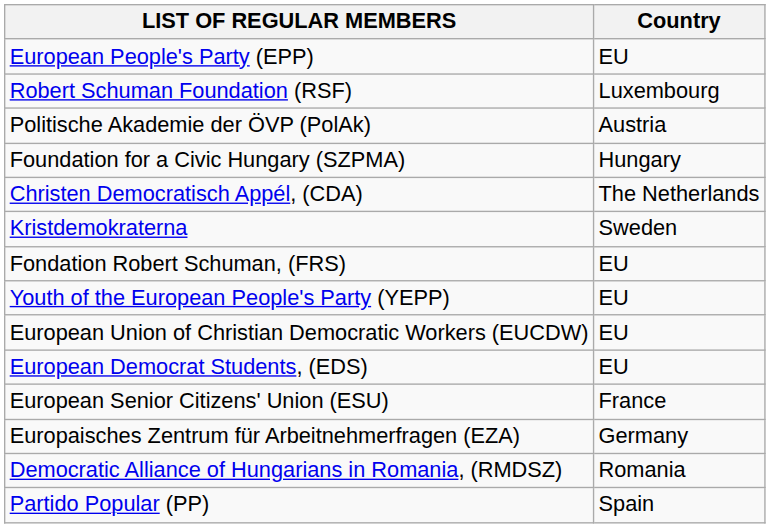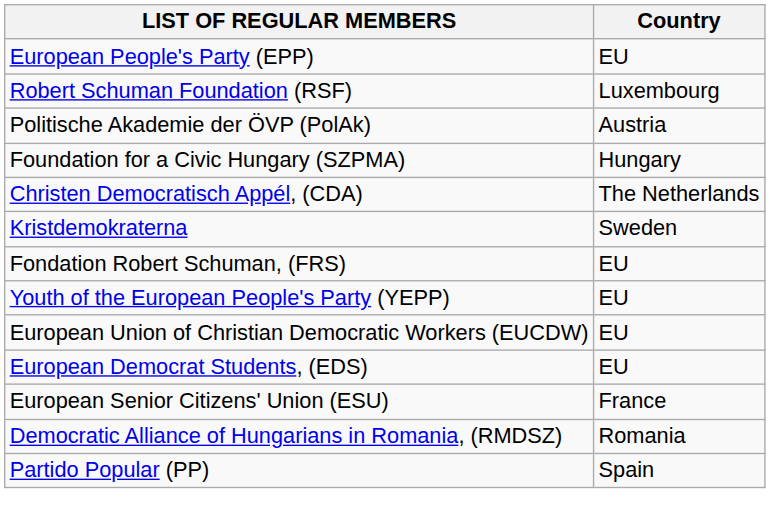- row: (265, 435)
